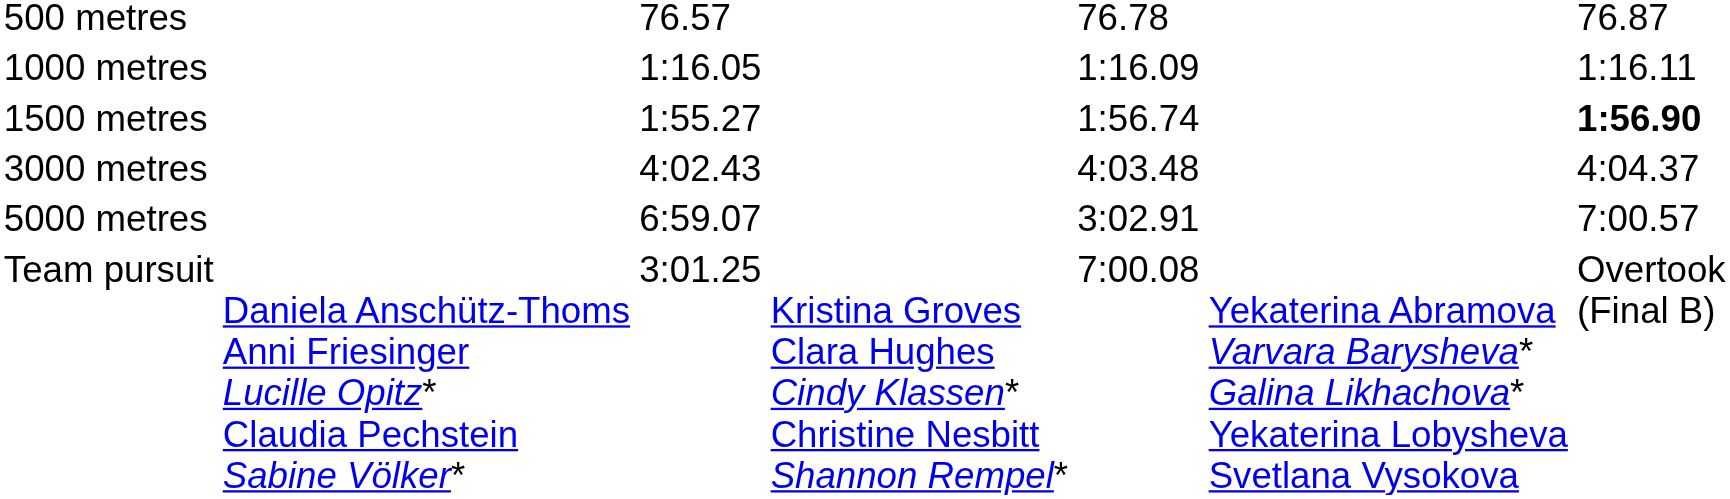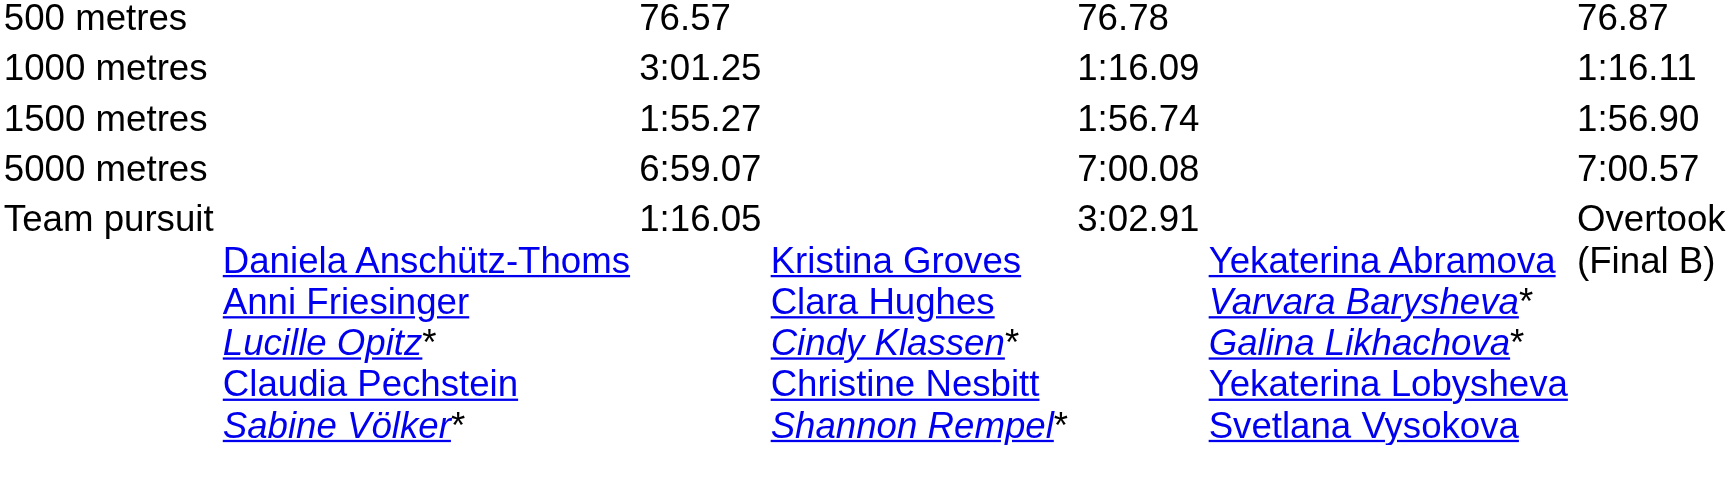(700, 68) 1:16.05 -> (700, 68) 3:01.25
(1639, 118) bold -> (1638, 118) normal
- row: (106, 168)
(1138, 219) 3:02.91 -> (1138, 168) 7:00.08
(700, 269) 3:01.25 -> (700, 219) 1:16.05
(1138, 269) 7:00.08 -> (1138, 219) 3:02.91
